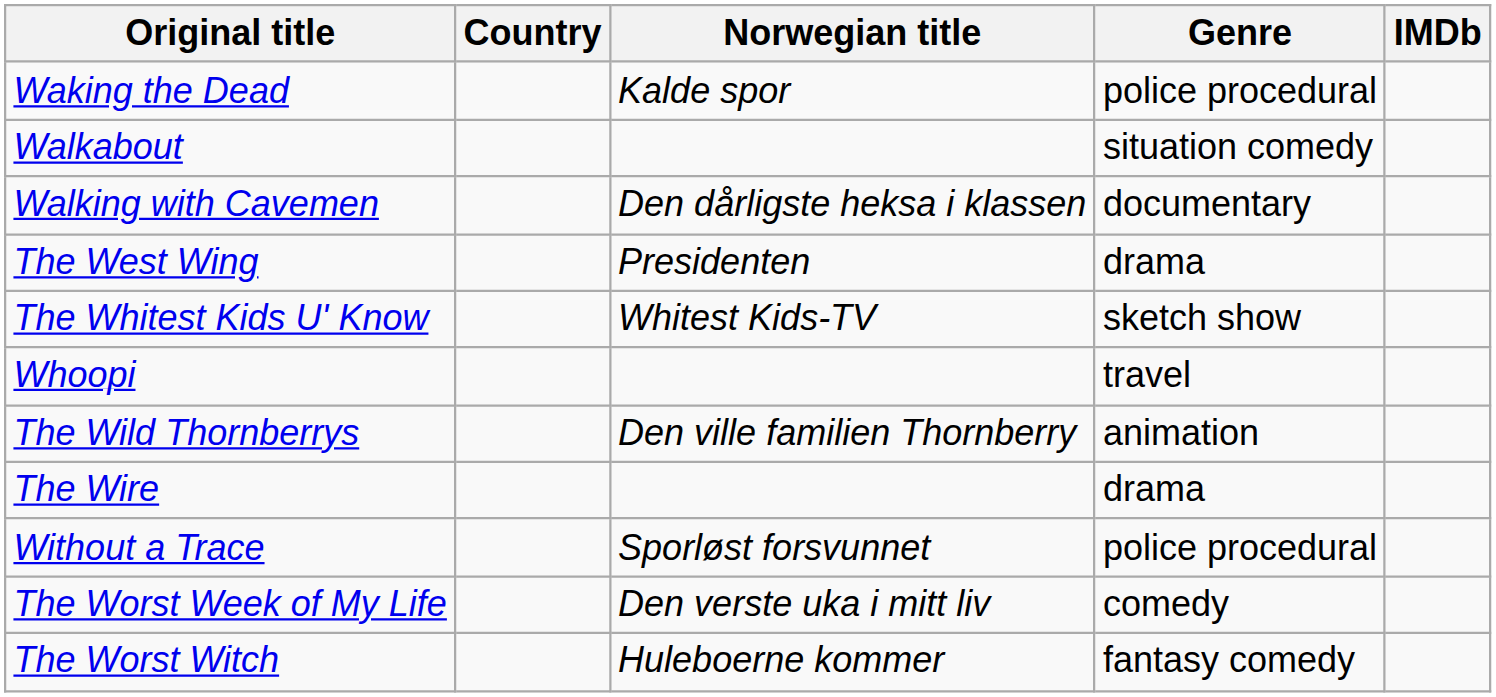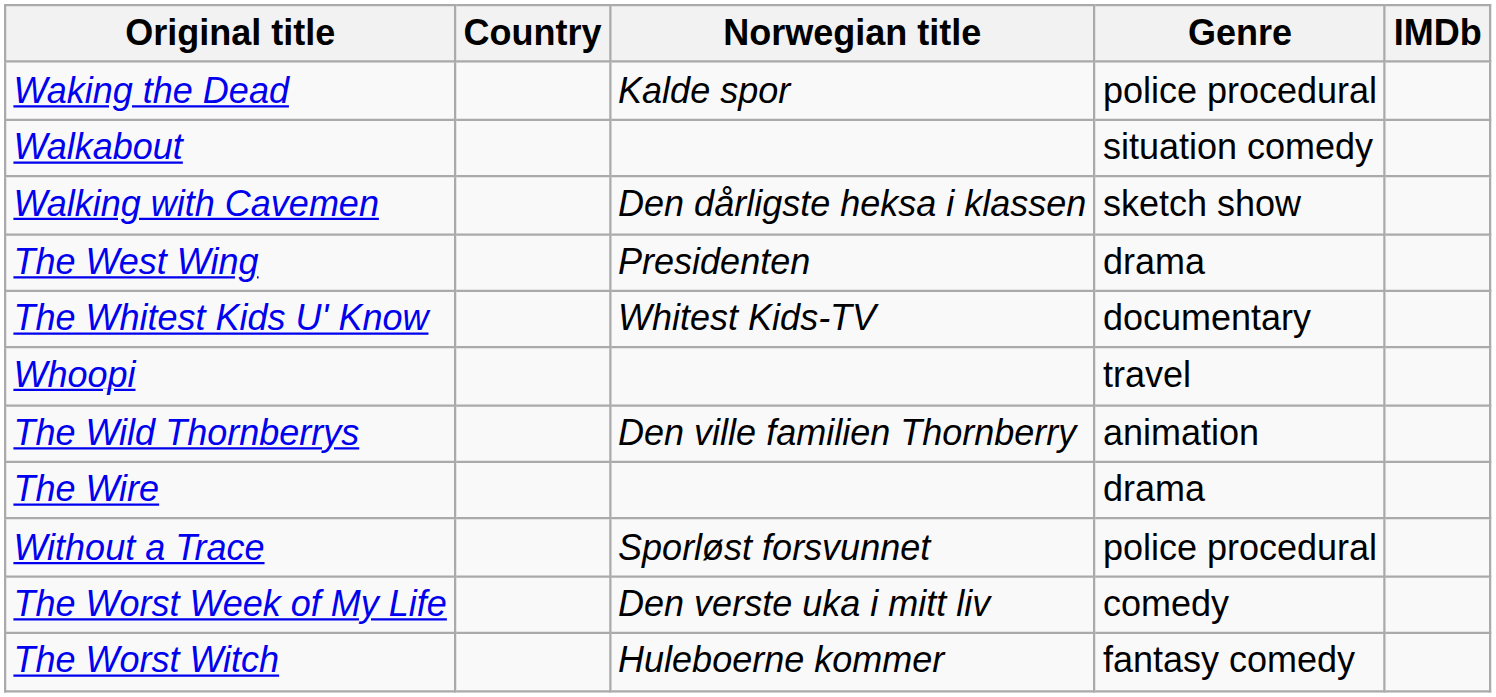(1207, 204) documentary -> (1202, 204) sketch show
(1202, 318) sketch show -> (1207, 318) documentary
